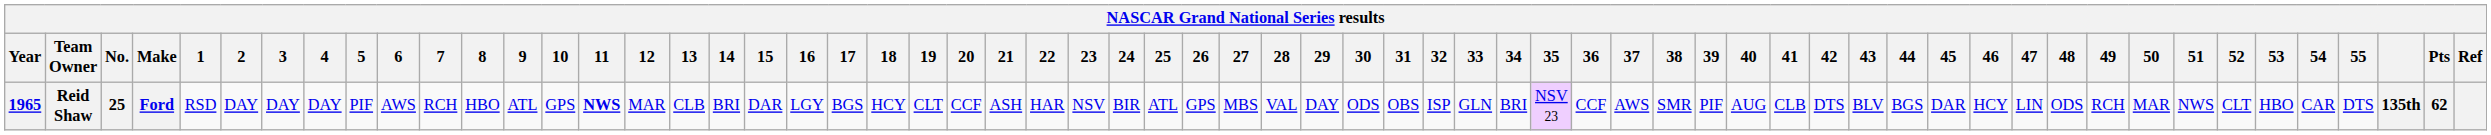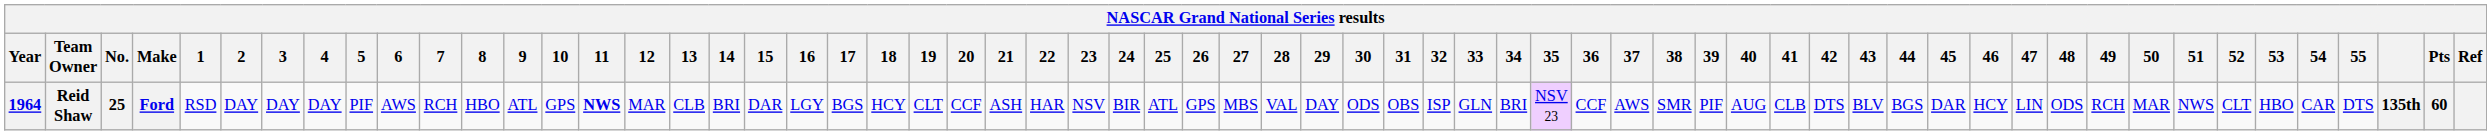(25, 105) 1965 -> (25, 105) 1964
(2439, 105) 62 -> (2439, 105) 60
